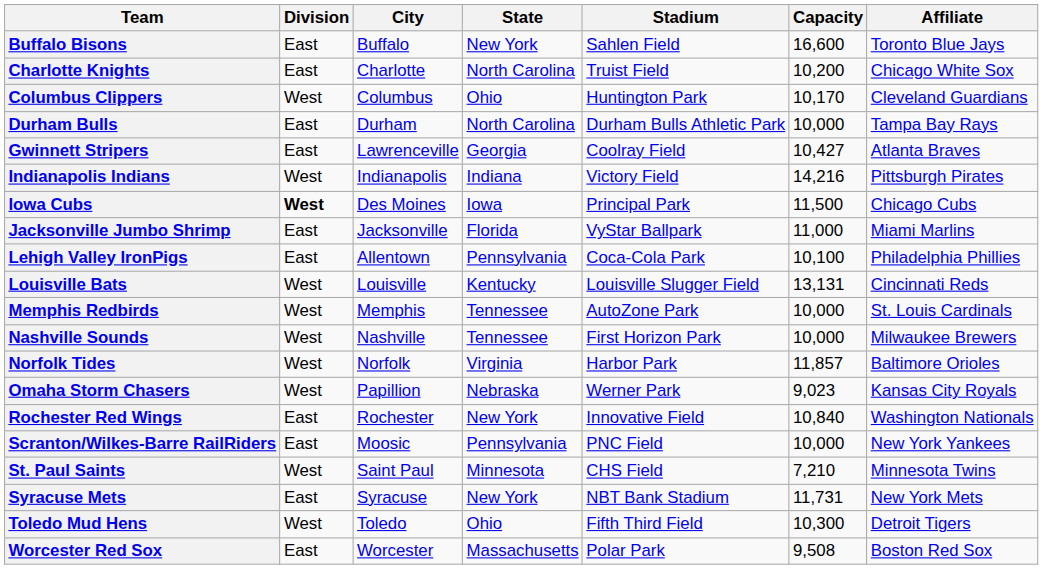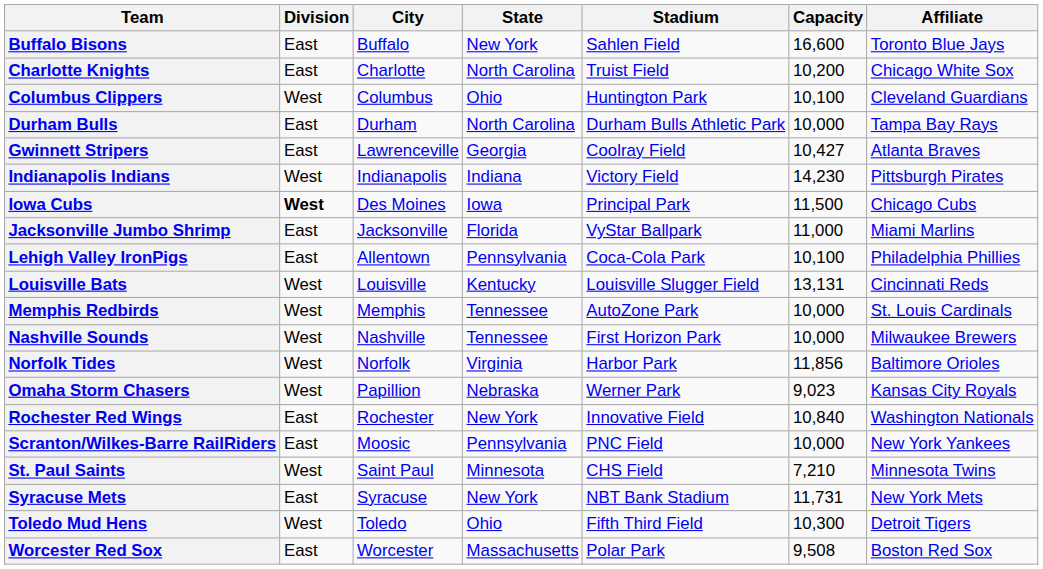(819, 97) 10,170 -> (819, 97) 10,100
(819, 177) 14,216 -> (819, 177) 14,230
(818, 364) 11,857 -> (818, 364) 11,856
